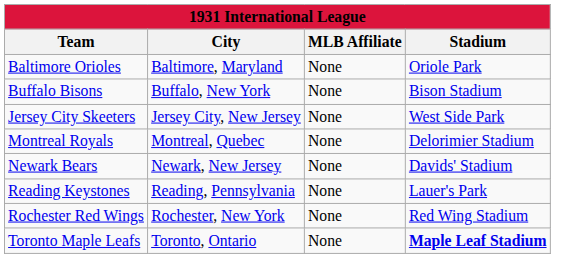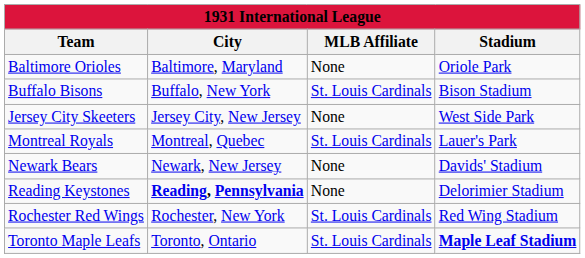(325, 91) None -> (371, 91) St. Louis Cardinals
(325, 141) None -> (371, 141) St. Louis Cardinals
(471, 141) Delorimier Stadium -> (478, 141) Lauer's Park
(223, 191) normal -> (227, 191) bold
(448, 191) Lauer's Park -> (501, 191) Delorimier Stadium
(325, 215) None -> (371, 215) St. Louis Cardinals
(325, 240) None -> (371, 240) St. Louis Cardinals
